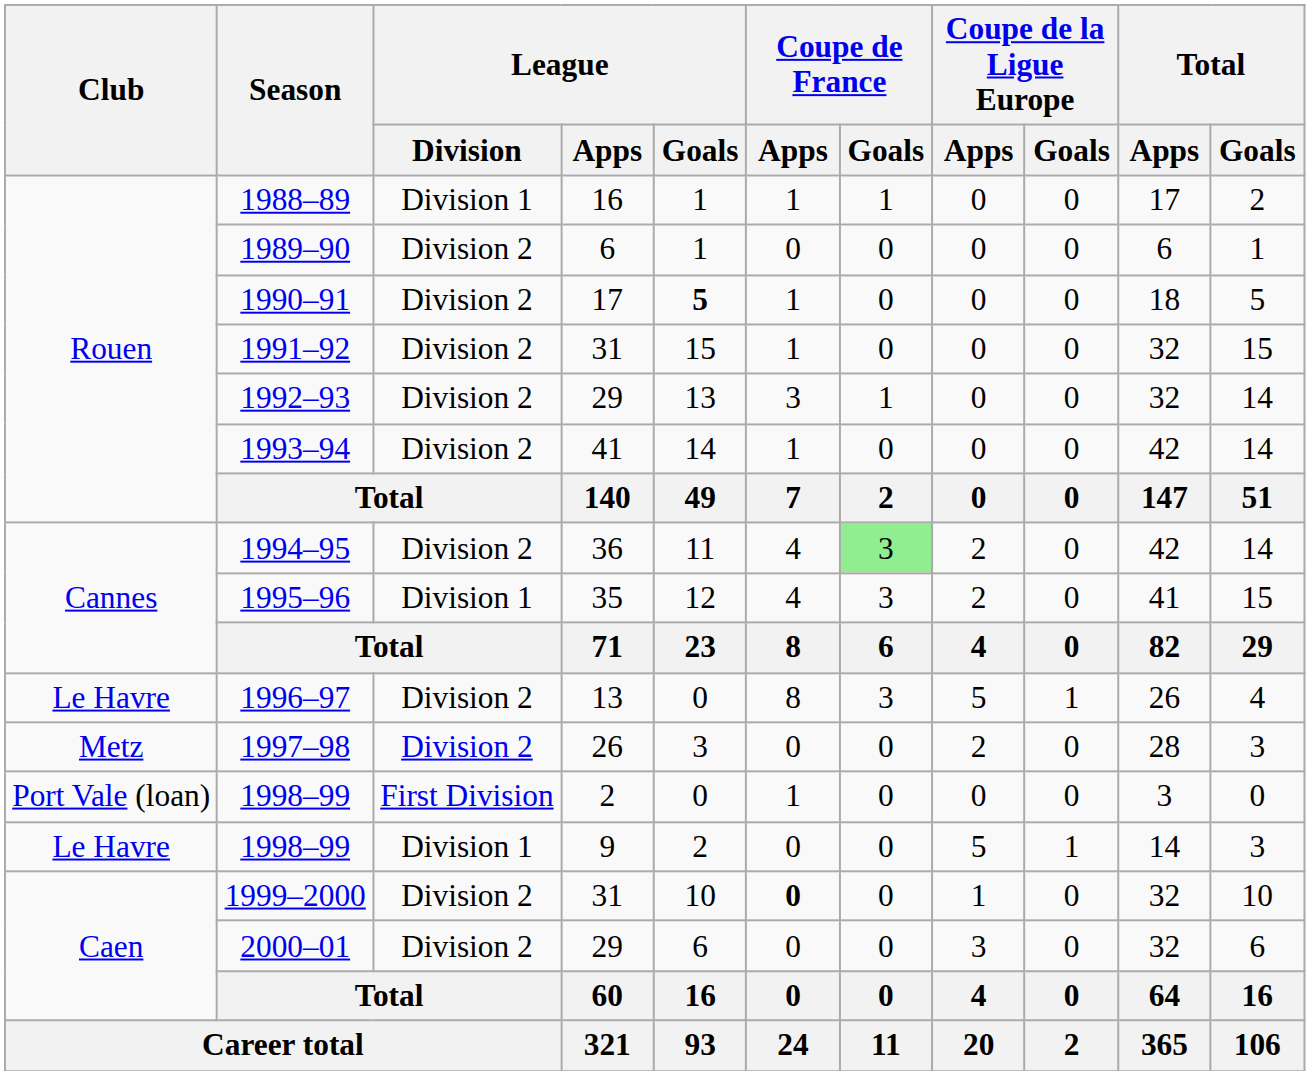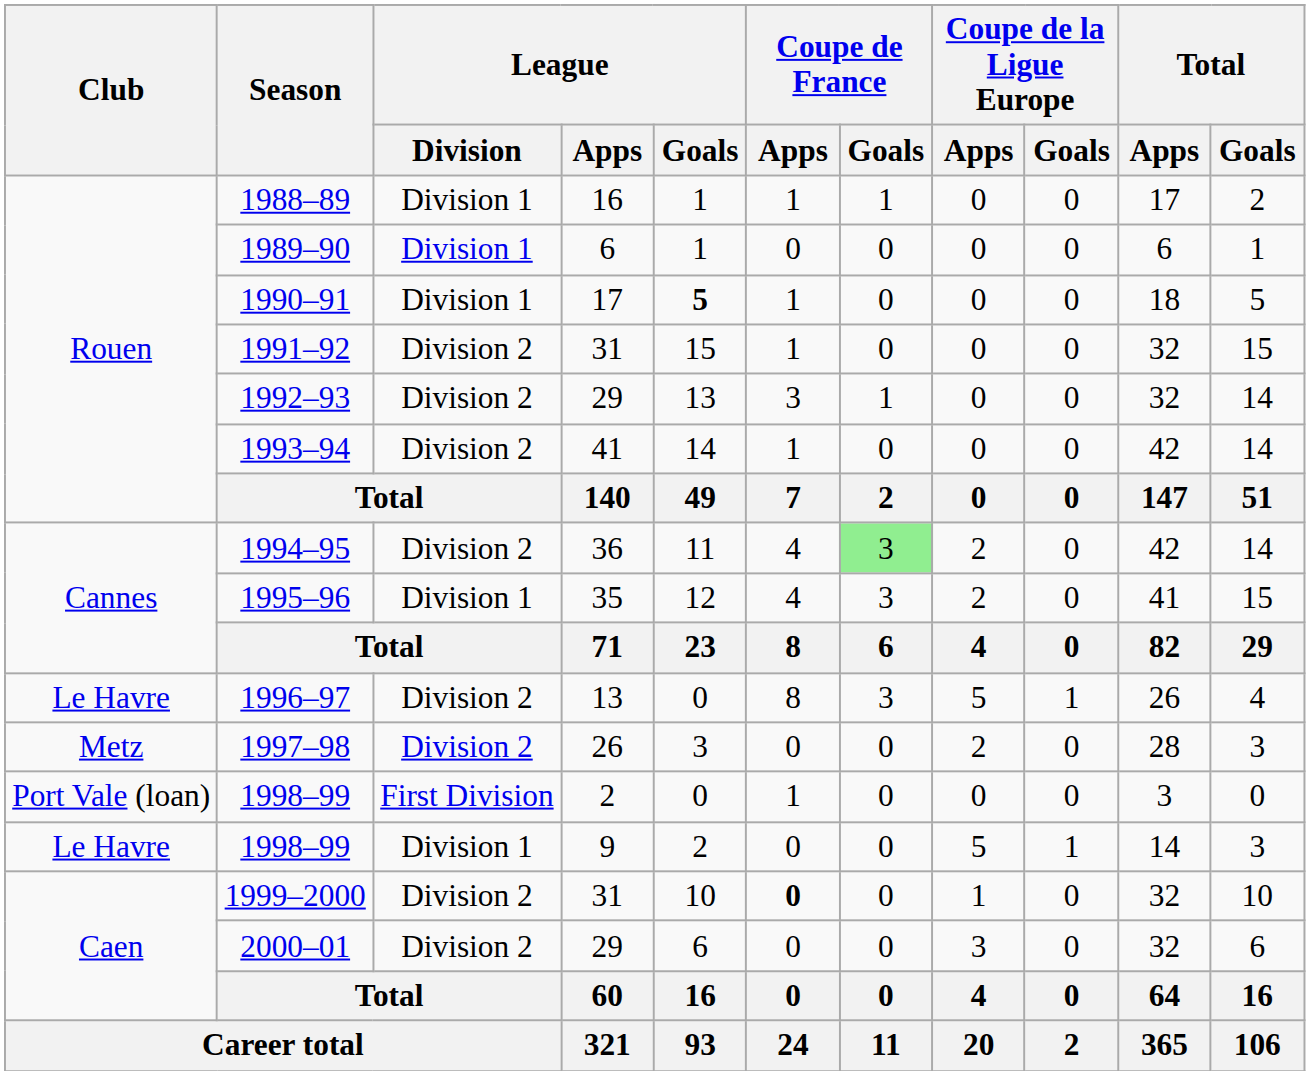(467, 249) Division 2 -> (467, 249) Division 1
(467, 298) Division 2 -> (467, 298) Division 1
